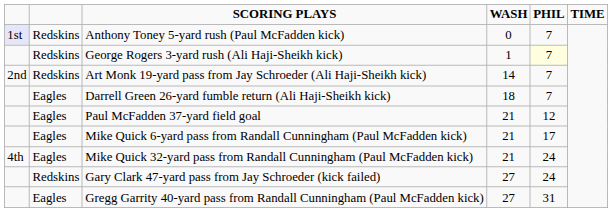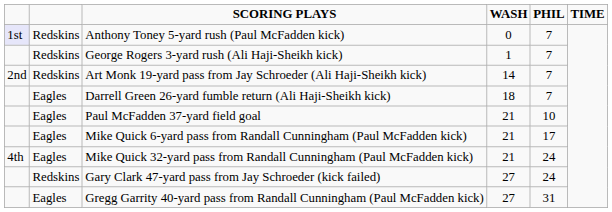(549, 55) lightyellow background -> (549, 55) no background
(549, 116) 12 -> (549, 116) 10
